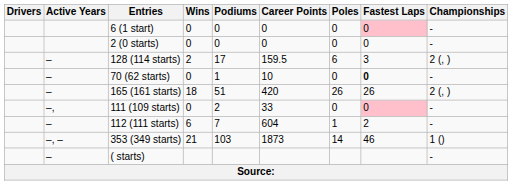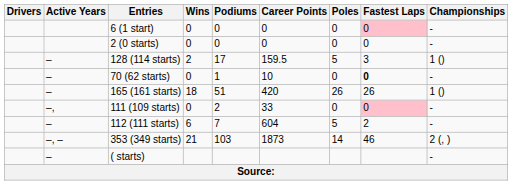(335, 60) 6 -> (335, 60) 5
(440, 60) 2 (, ) -> (437, 60) 1 ()
(440, 92) 2 (, ) -> (437, 92) 1 ()
(335, 124) 1 -> (335, 124) 5
(437, 140) 1 () -> (440, 140) 2 (, )
